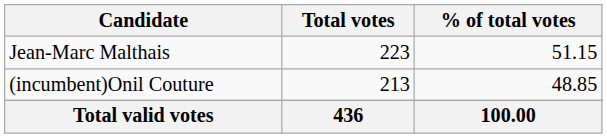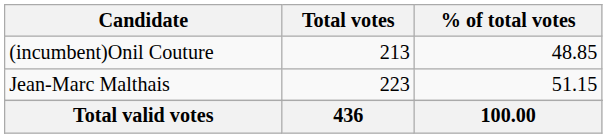rows swapped: (90, 52) <-> (111, 84)
